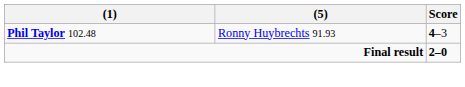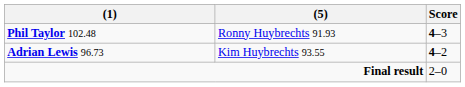+ row: (55, 52)
(438, 52) bold -> (438, 71) normal
